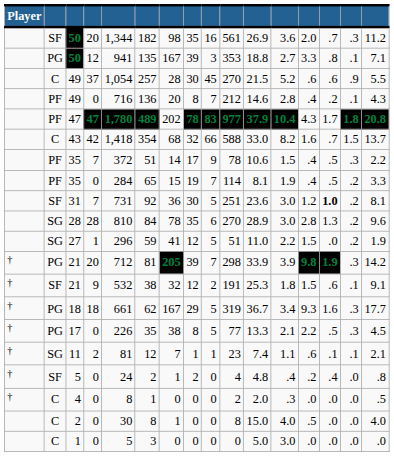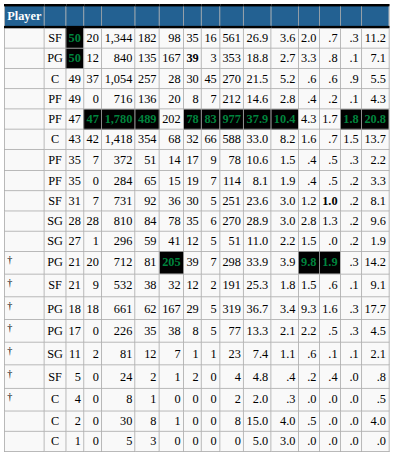(123, 58) 941 -> (123, 58) 840
(193, 58) normal -> (193, 58) bold
